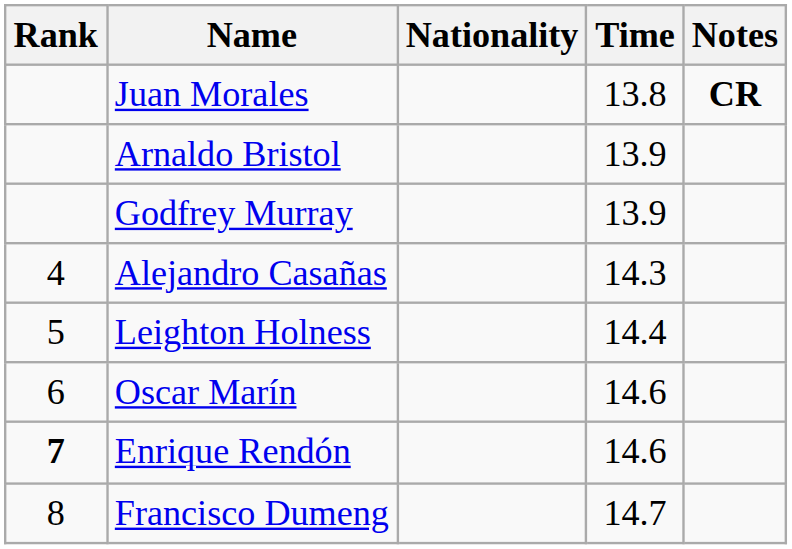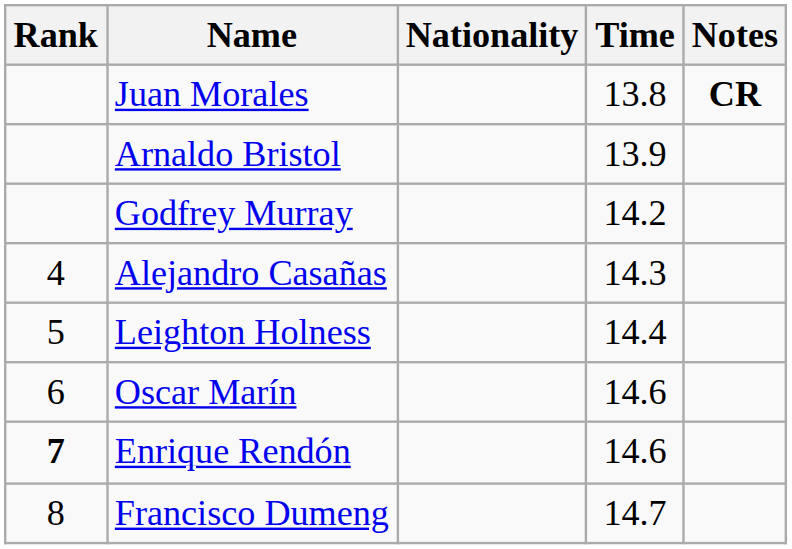(635, 213) 13.9 -> (635, 213) 14.2
